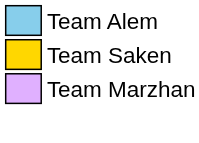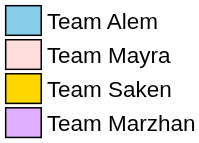+ row: (109, 55)
